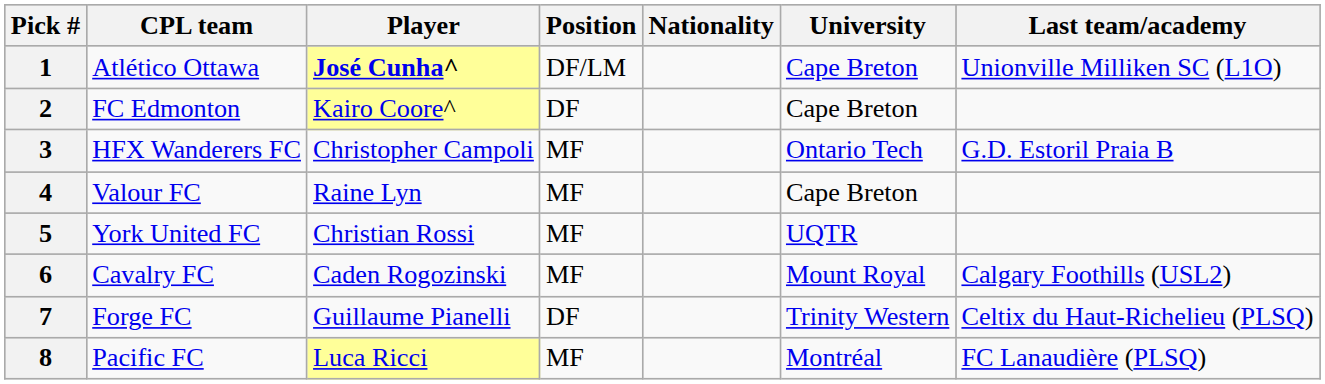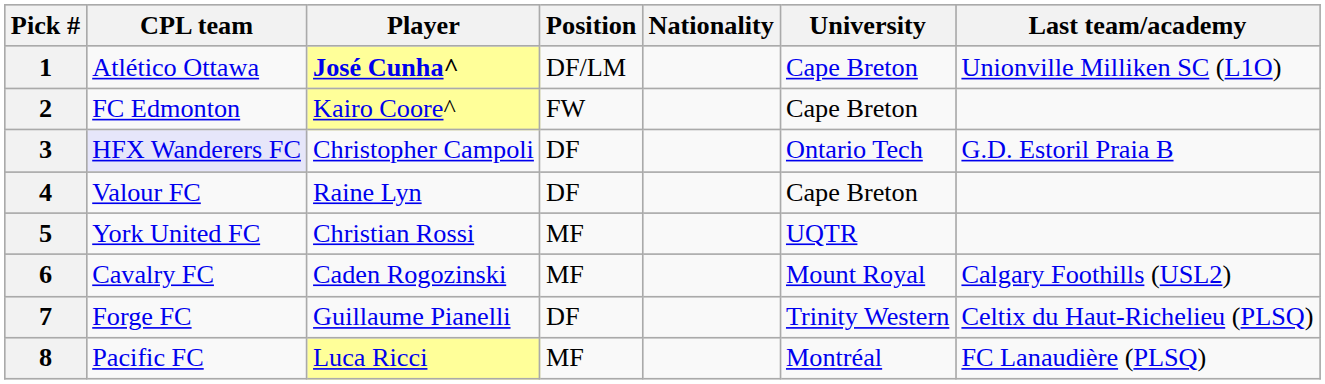(563, 108) DF -> (566, 108) FW
(197, 150) no background -> (197, 150) lavender background
(565, 150) MF -> (563, 150) DF
(565, 191) MF -> (563, 191) DF
